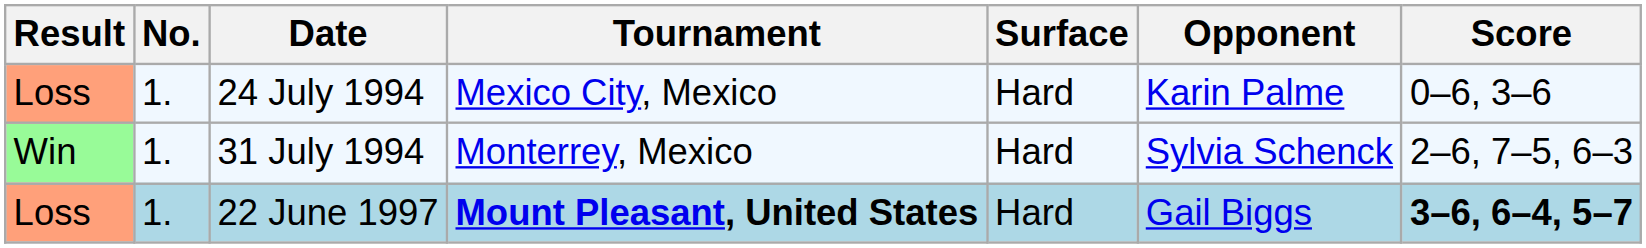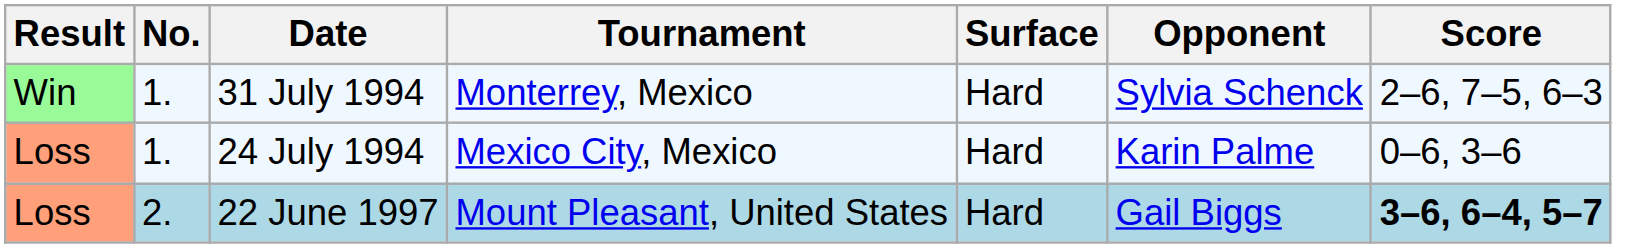rows swapped: (321, 92) <-> (321, 151)
(157, 211) 1. -> (157, 211) 2.
(717, 211) bold -> (702, 211) normal
